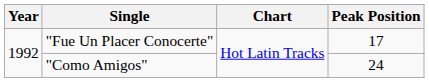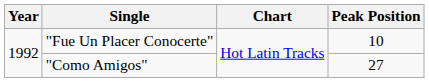(376, 41) 17 -> (376, 41) 10
(376, 65) 24 -> (376, 65) 27
